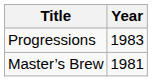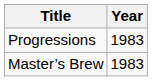(127, 64) 1981 -> (127, 64) 1983
